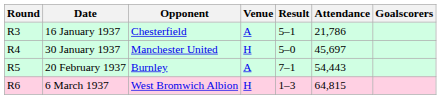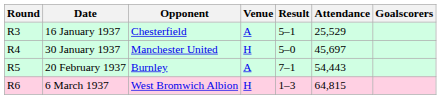(330, 31) 21,786 -> (330, 31) 25,529
